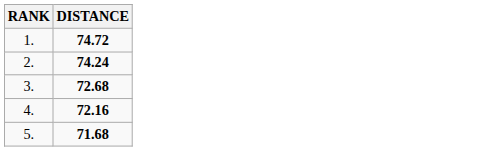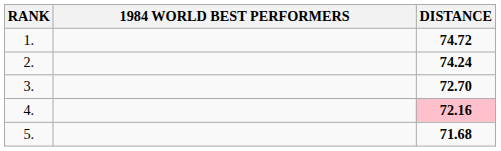+ column: (235, 16)
(93, 87) 72.68 -> (456, 87) 72.70
(93, 110) no background -> (456, 110) pink background
